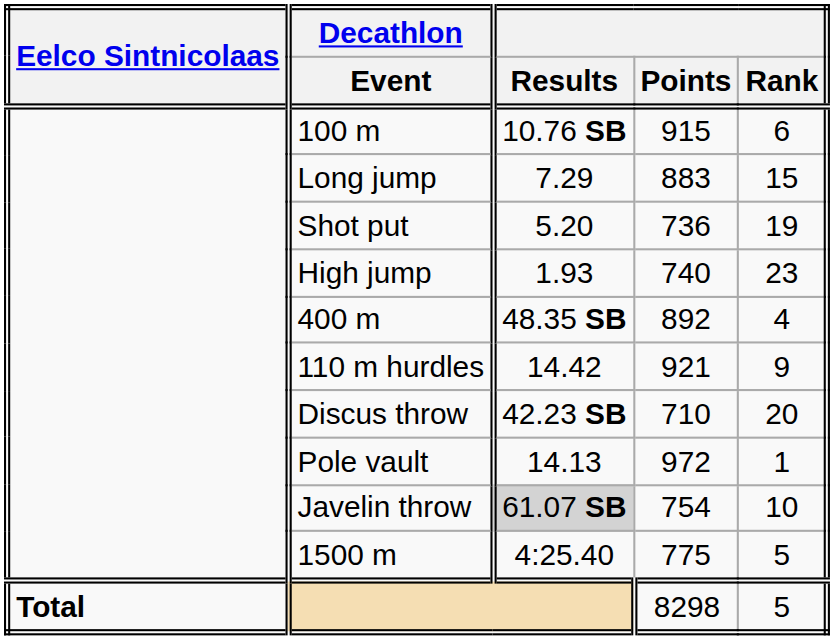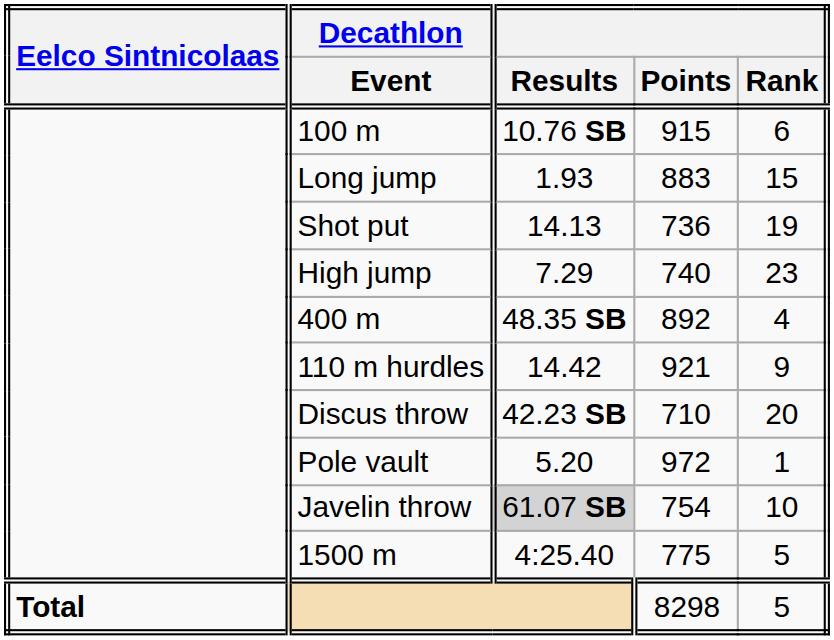(564, 179) 7.29 -> (564, 179) 1.93
(564, 226) 5.20 -> (564, 226) 14.13
(564, 273) 1.93 -> (564, 273) 7.29
(564, 461) 14.13 -> (564, 461) 5.20
